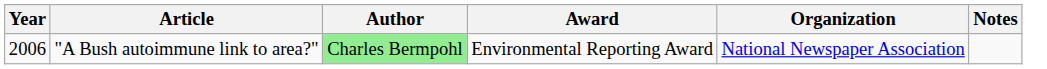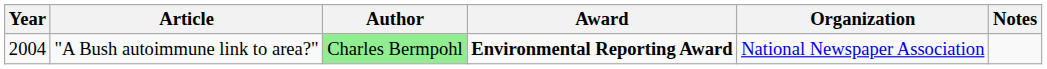(27, 48) 2006 -> (27, 48) 2004
(592, 48) normal -> (602, 48) bold
